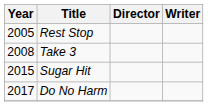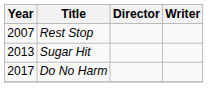(21, 33) 2005 -> (21, 33) 2007
- row: (58, 52)
(21, 71) 2015 -> (21, 52) 2013
